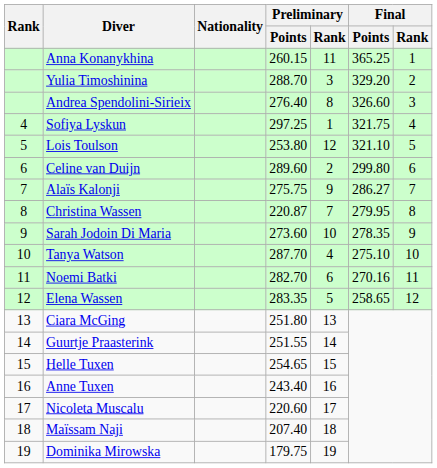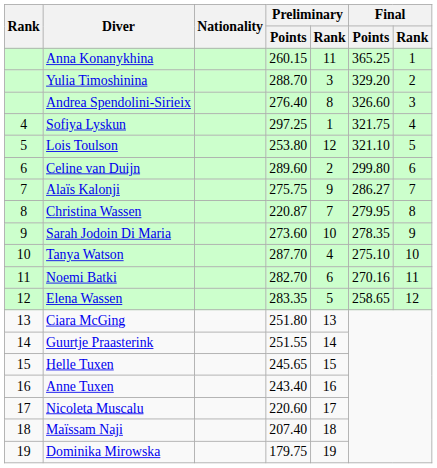(288, 364) 254.65 -> (288, 364) 245.65
